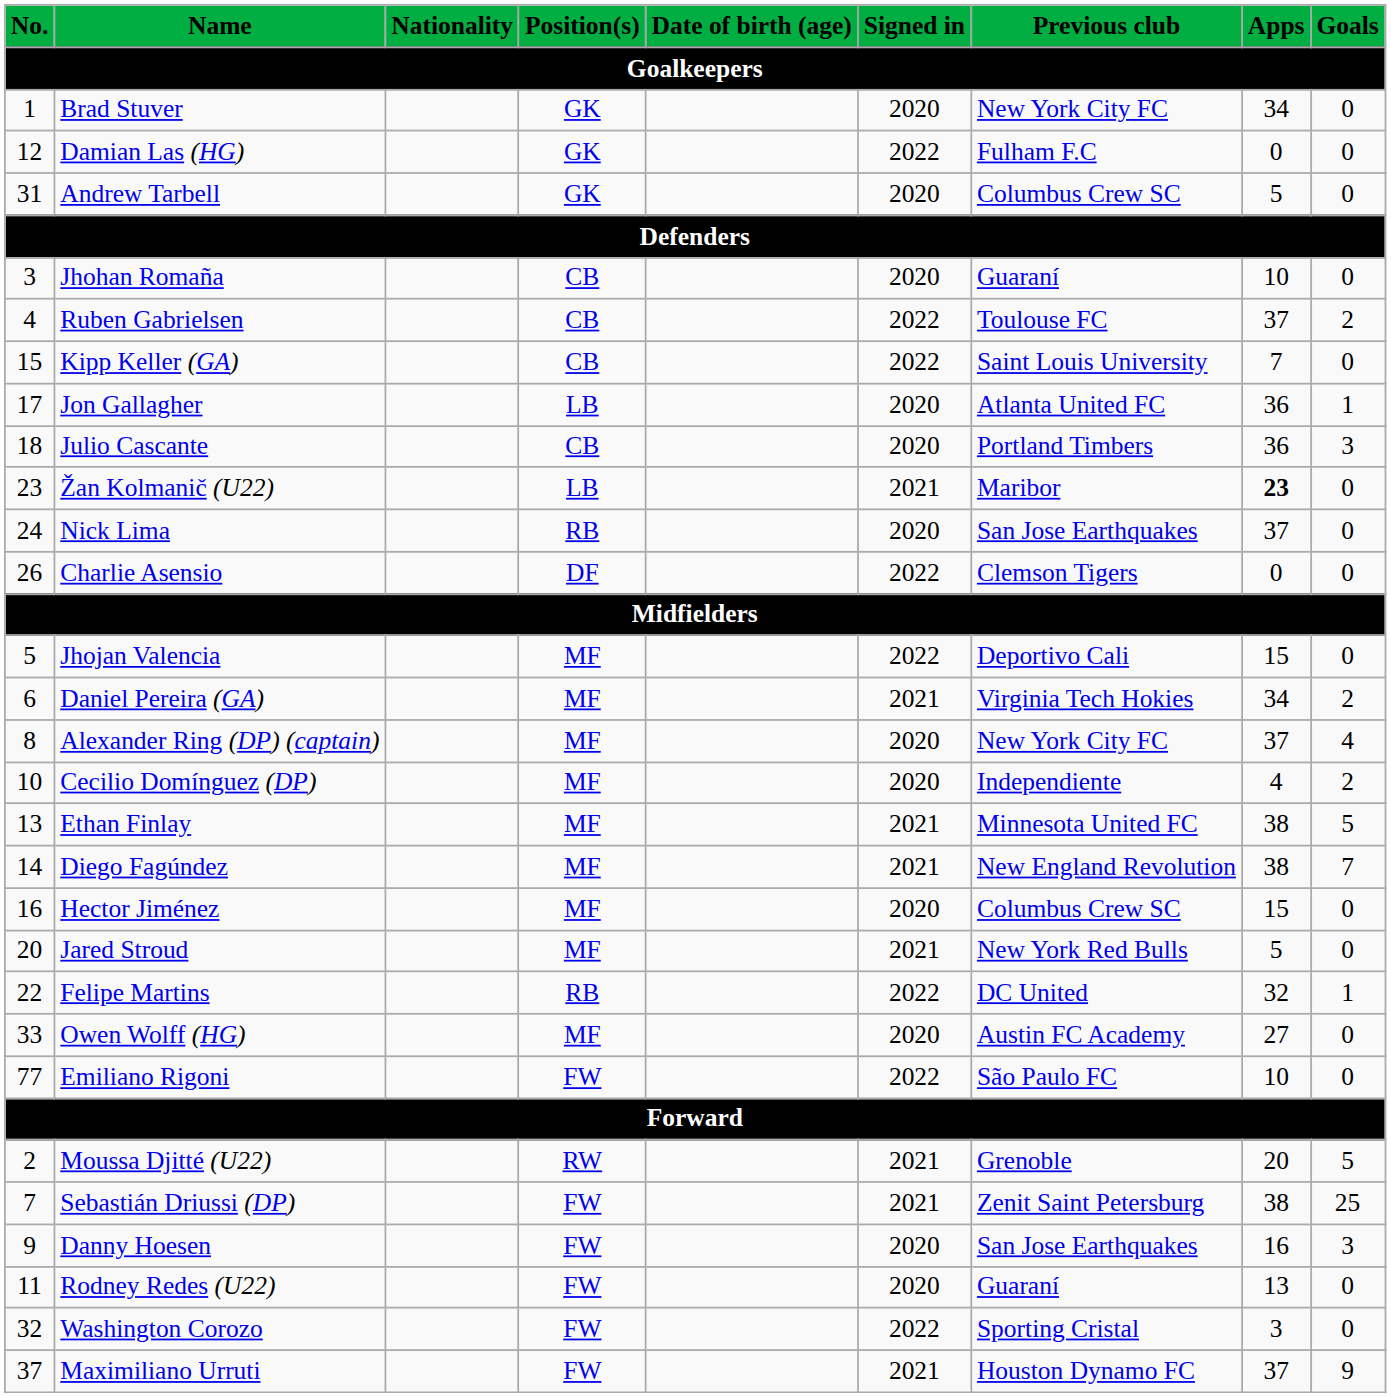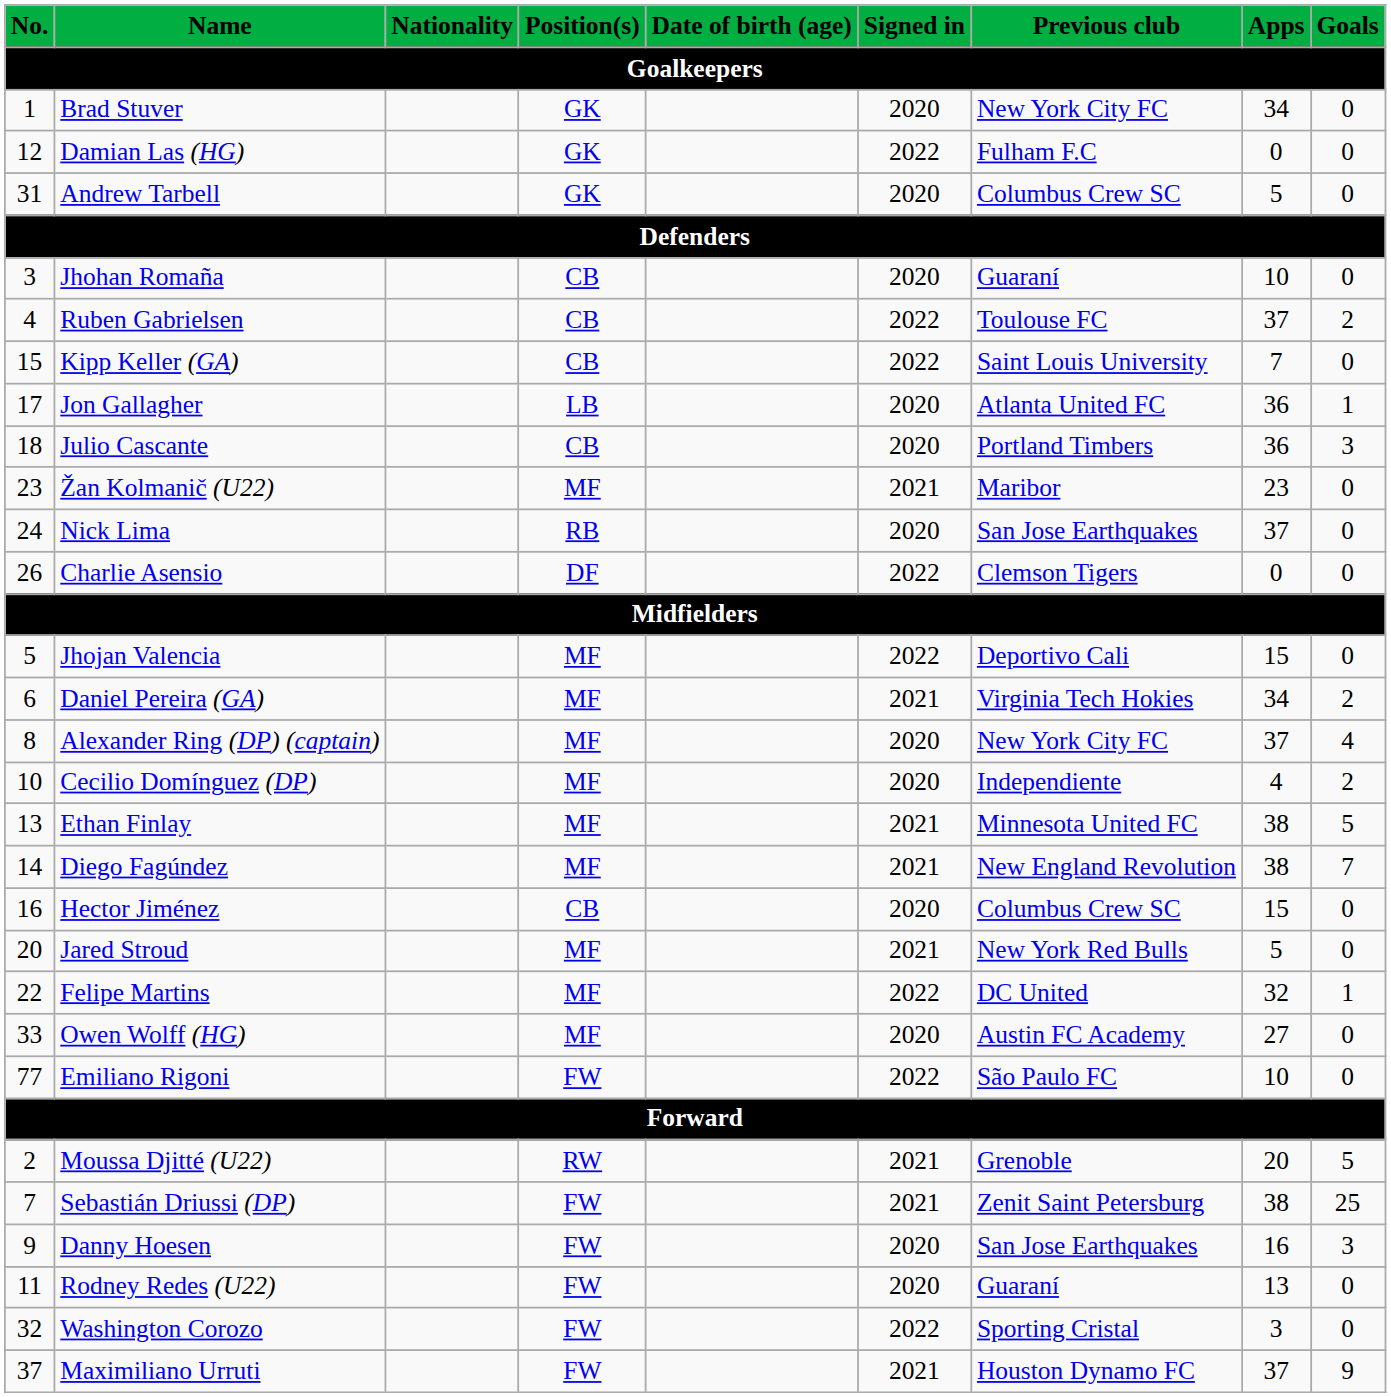(582, 488) LB -> (582, 488) MF
(1276, 488) bold -> (1276, 488) normal
(582, 908) MF -> (582, 908) CB
(582, 992) RB -> (582, 992) MF
